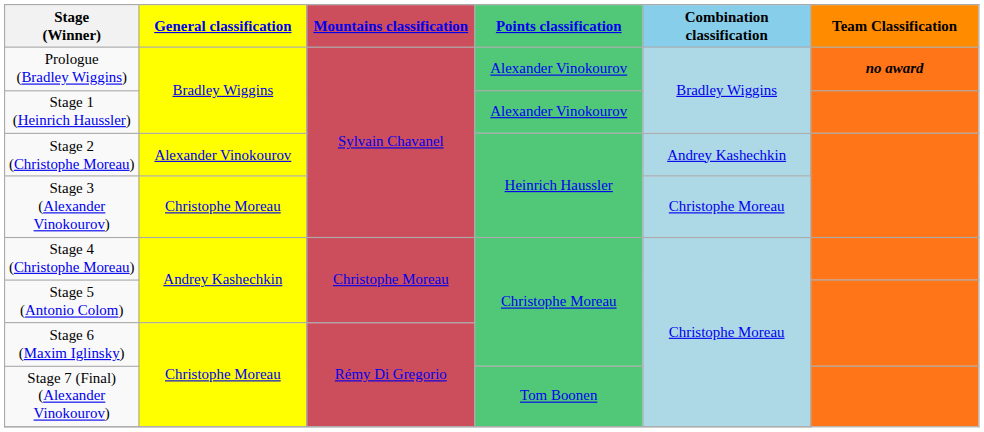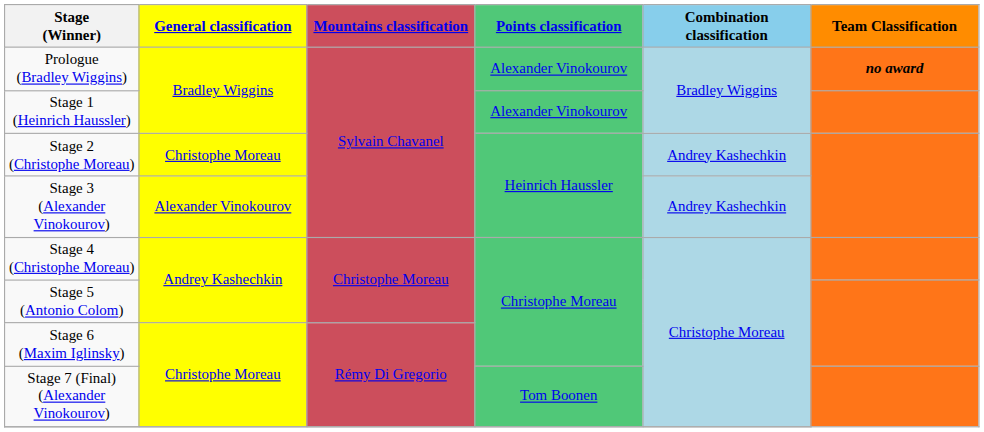(223, 155) Alexander Vinokourov -> (223, 155) Christophe Moreau
(223, 206) Christophe Moreau -> (223, 206) Alexander Vinokourov
(727, 206) Christophe Moreau -> (727, 206) Andrey Kashechkin
